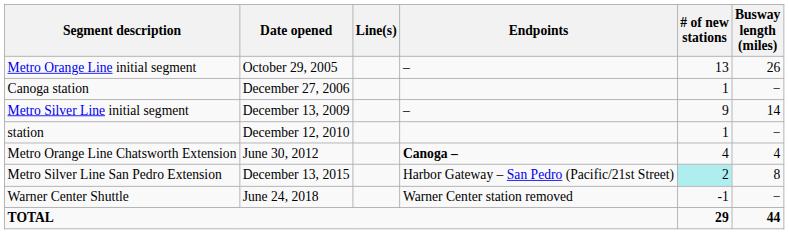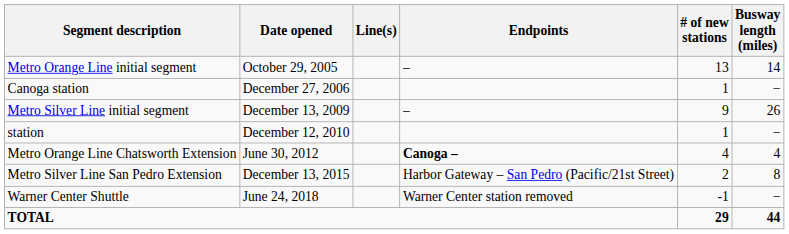(774, 67) 26 -> (774, 67) 14
(774, 110) 14 -> (774, 110) 26
(725, 175) paleturquoise background -> (725, 175) no background
